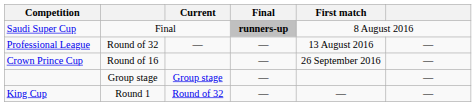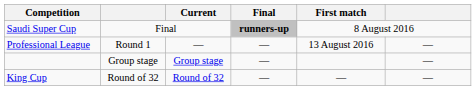(133, 45) Round of 32 -> (133, 45) Round 1
- row: (45, 61)
(133, 93) Round 1 -> (133, 77) Round of 32
